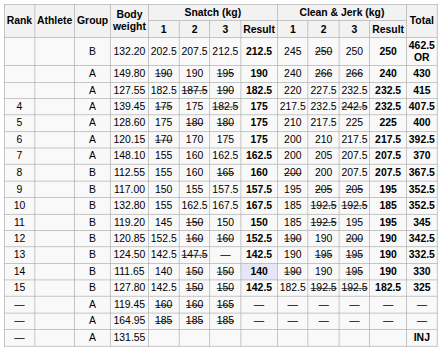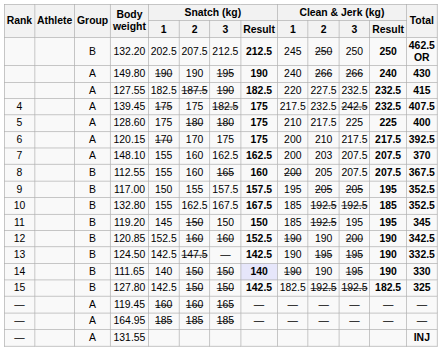(324, 156) 205 -> (324, 156) 203
(324, 172) 200 -> (324, 172) 205
